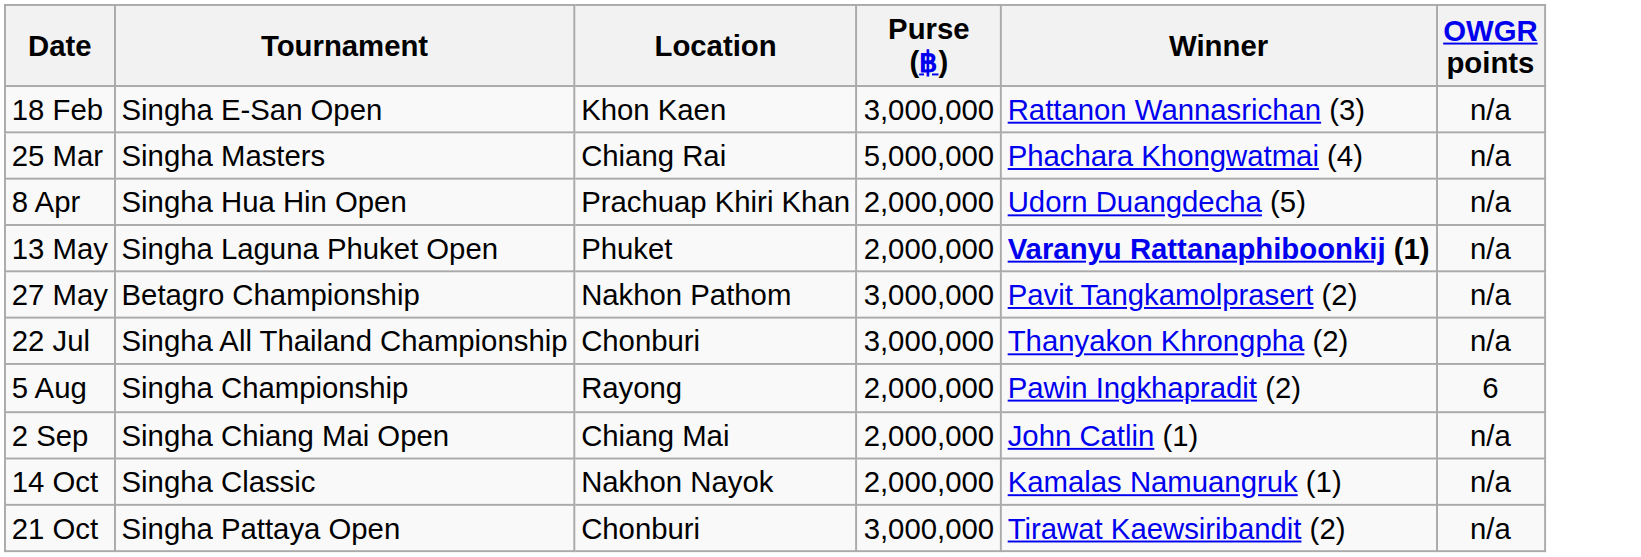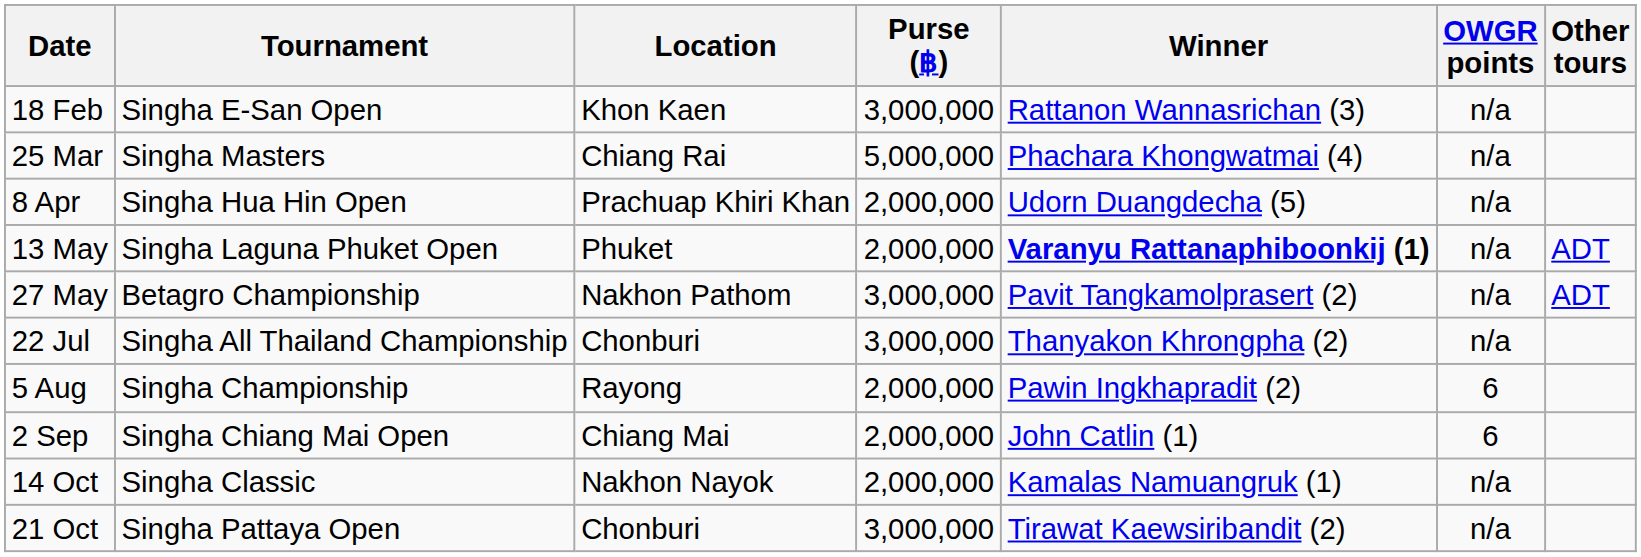+ column: (1590, 46)
(1490, 435) n/a -> (1490, 435) 6
